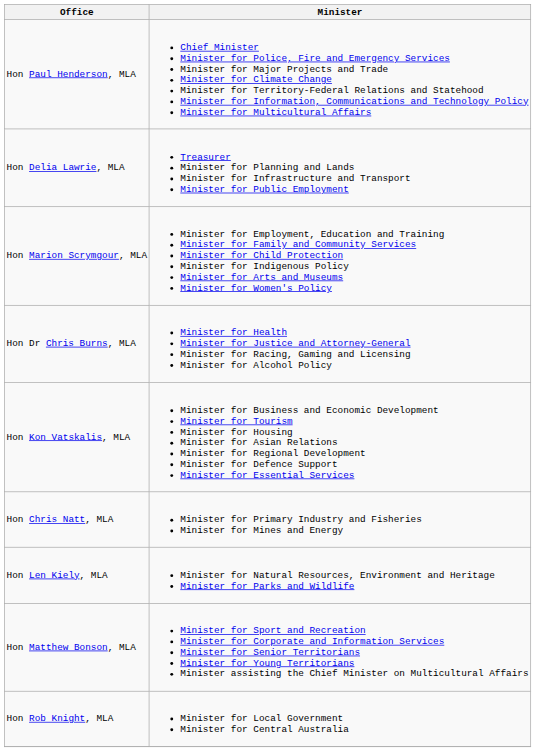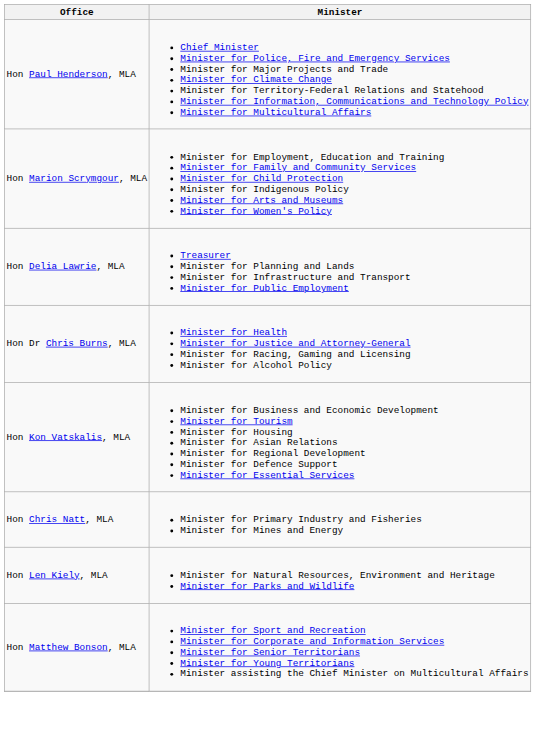rows swapped: (77, 256) <-> (66, 168)
- row: (60, 719)
